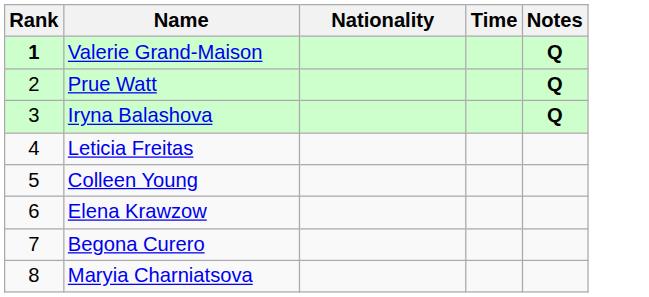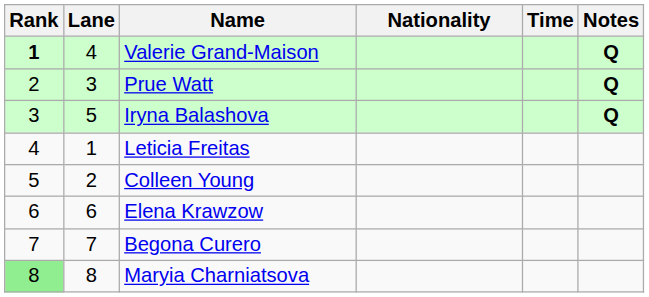+ column: (91, 20)
(34, 276) no background -> (34, 276) lightgreen background
